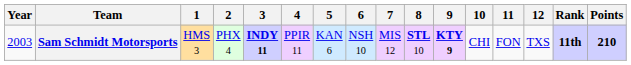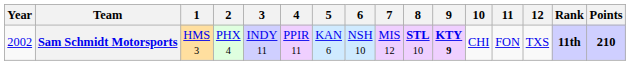(20, 42) 2003 -> (20, 42) 2002
(262, 42) bold -> (262, 42) normal
